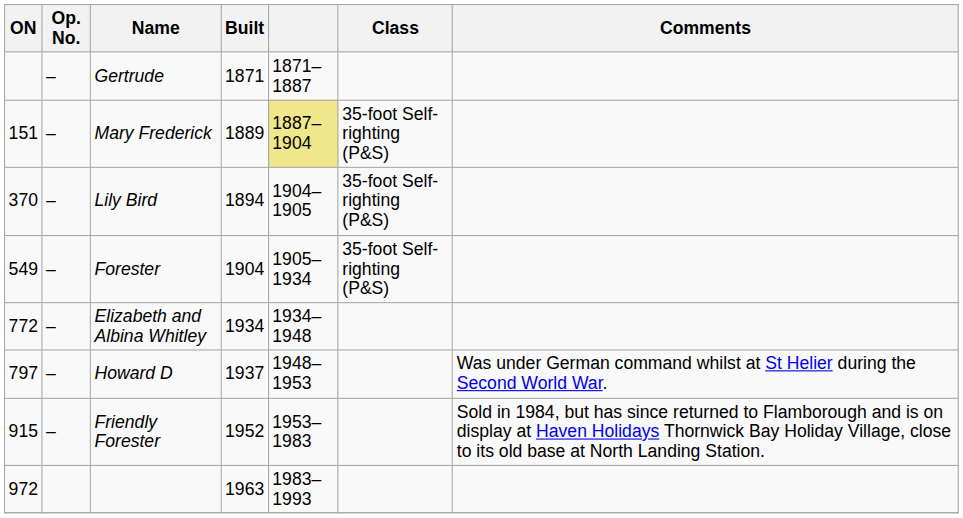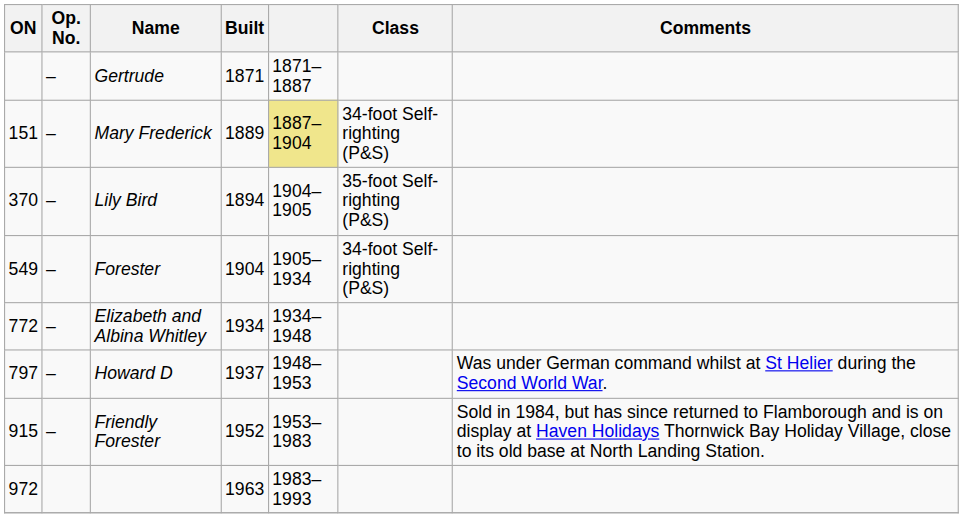(390, 133) 35-foot Self-righting (P&S) -> (390, 133) 34-foot Self-righting (P&S)
(390, 268) 35-foot Self-righting (P&S) -> (390, 268) 34-foot Self-righting (P&S)
